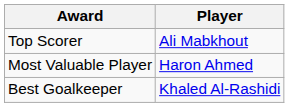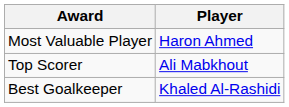rows swapped: (45, 41) <-> (80, 65)
